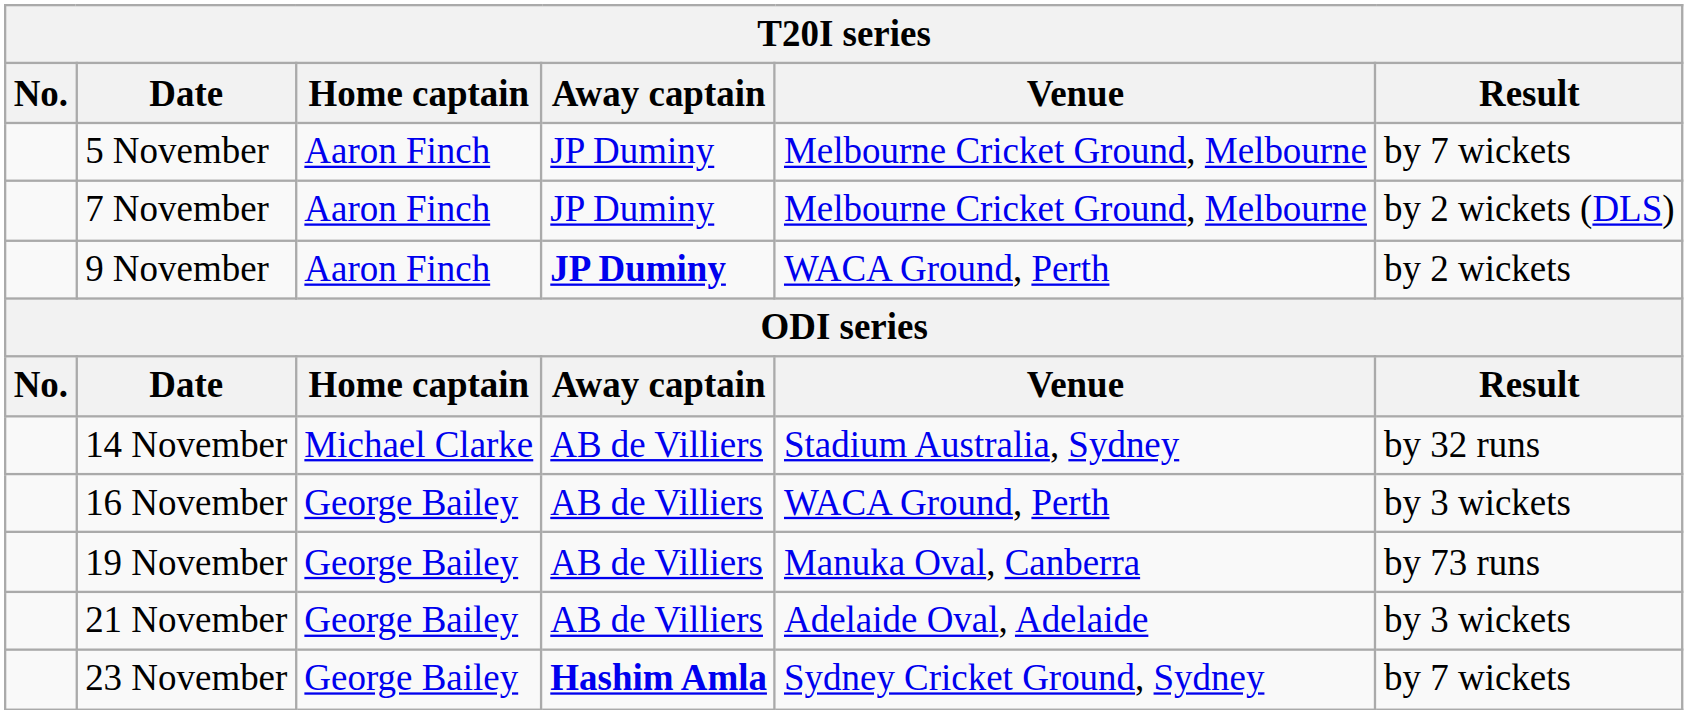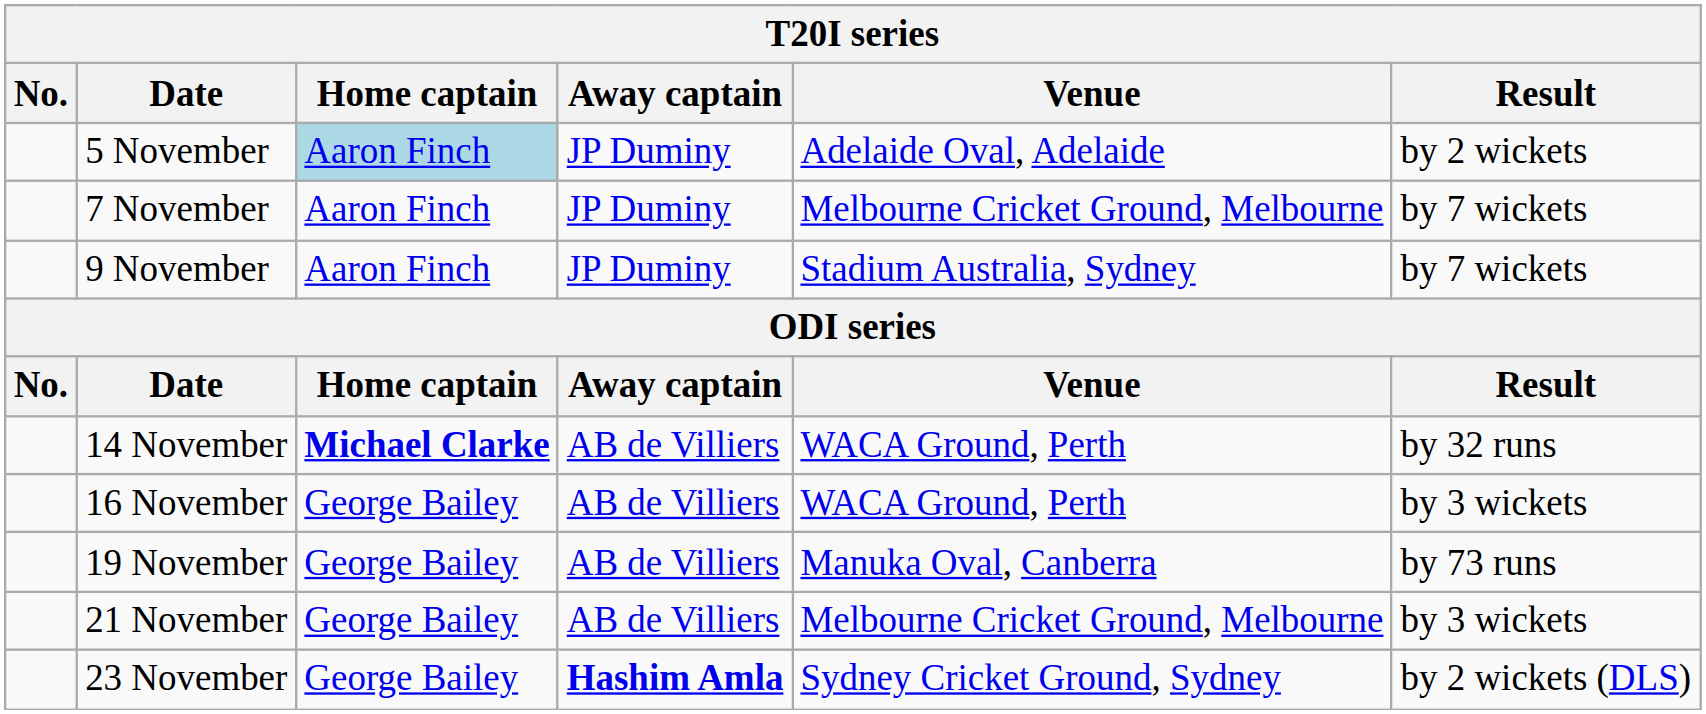(397, 151) no background -> (397, 151) lightblue background
(1075, 151) Melbourne Cricket Ground, Melbourne -> (983, 151) Adelaide Oval, Adelaide
(1477, 151) by 7 wickets -> (1494, 151) by 2 wickets
(1529, 209) by 2 wickets (DLS) -> (1494, 209) by 7 wickets
(638, 268) bold -> (649, 268) normal
(947, 268) WACA Ground, Perth -> (998, 268) Stadium Australia, Sydney
(1477, 268) by 2 wickets -> (1494, 268) by 7 wickets
(419, 444) normal -> (427, 444) bold
(982, 444) Stadium Australia, Sydney -> (963, 444) WACA Ground, Perth
(966, 619) Adelaide Oval, Adelaide -> (1092, 619) Melbourne Cricket Ground, Melbourne
(1477, 678) by 7 wickets -> (1546, 678) by 2 wickets (DLS)
